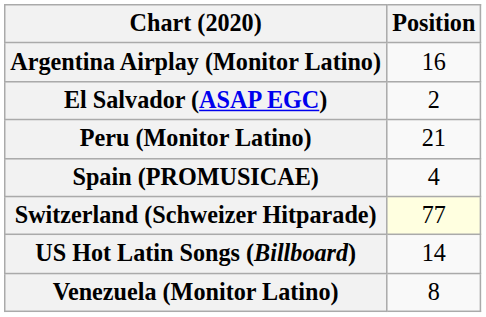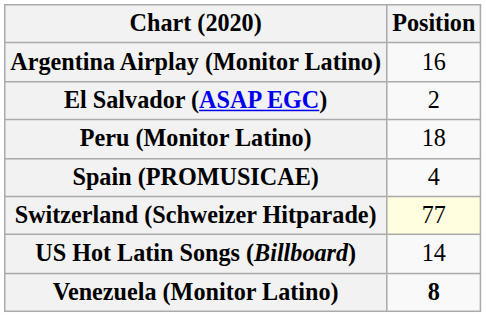(434, 138) 21 -> (434, 138) 18
(434, 291) normal -> (434, 291) bold
